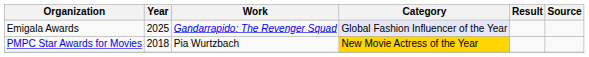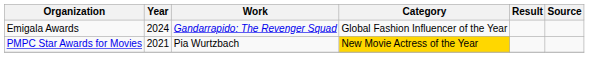(158, 28) 2025 -> (158, 28) 2024
(424, 28) lavender background -> (424, 28) no background
(158, 44) 2018 -> (158, 44) 2021
